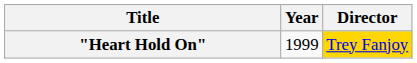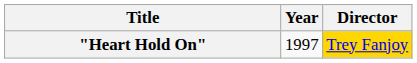(302, 44) 1999 -> (302, 44) 1997
